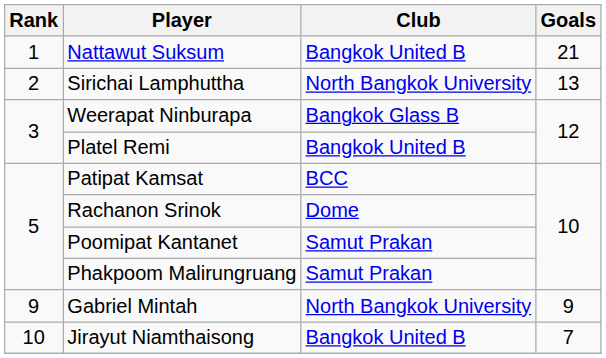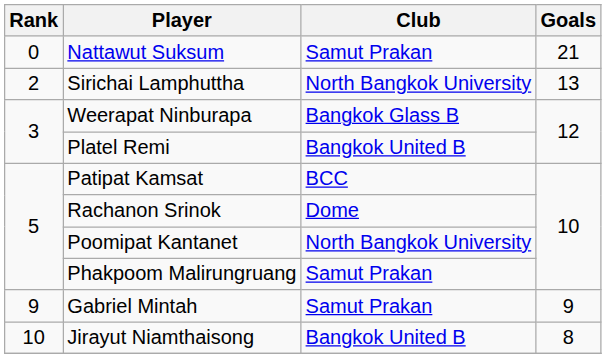(34, 52) 1 -> (34, 52) 0
(386, 52) Bangkok United B -> (369, 52) Samut Prakan
(369, 242) Samut Prakan -> (418, 242) North Bangkok University
(418, 305) North Bangkok University -> (369, 305) Samut Prakan
(568, 337) 7 -> (568, 337) 8
